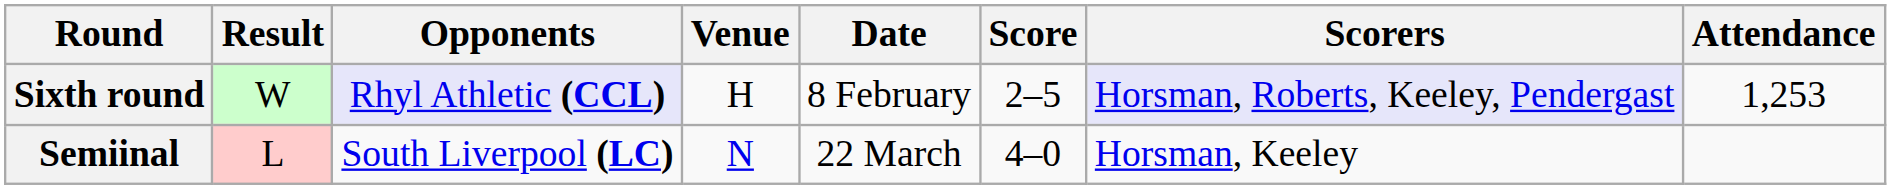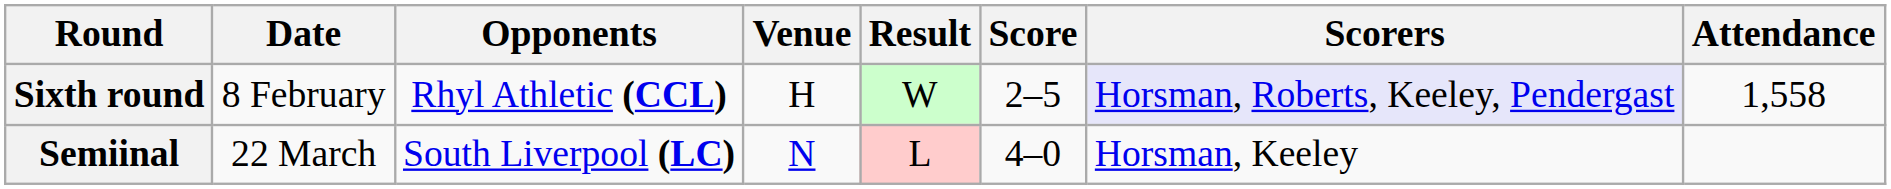columns swapped: (889, 34) <-> (273, 34)
(507, 93) lavender background -> (569, 93) no background
(1784, 93) 1,253 -> (1784, 93) 1,558
